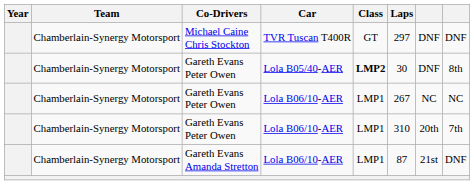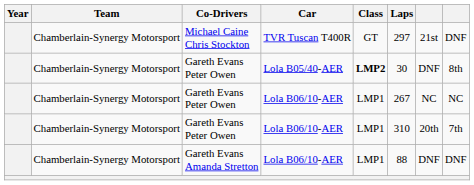(429, 37) DNF -> (429, 37) 21st
(402, 160) 87 -> (402, 160) 88
(429, 160) 21st -> (429, 160) DNF
